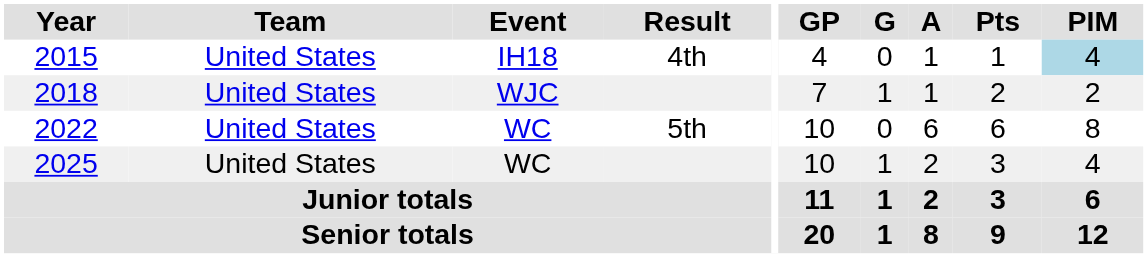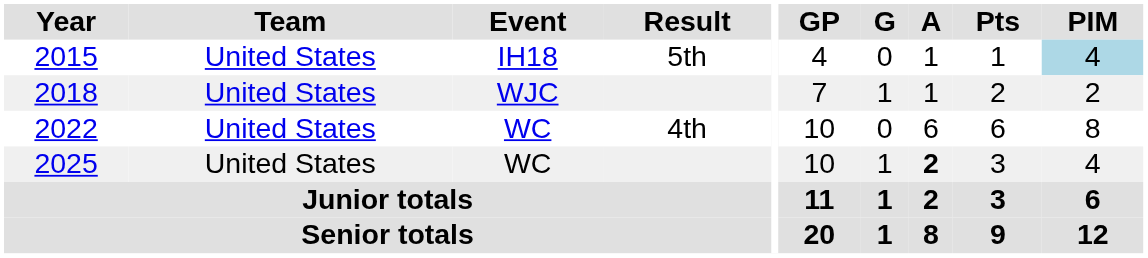(687, 57) 4th -> (687, 57) 5th
(687, 128) 5th -> (687, 128) 4th
(931, 163) normal -> (931, 163) bold
